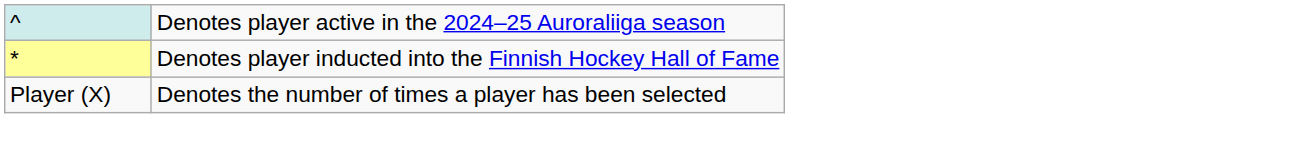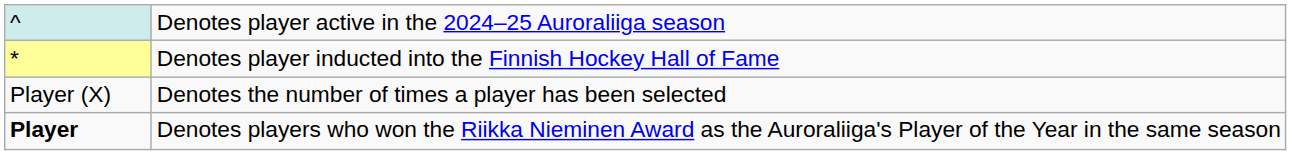+ row: (44, 130)
